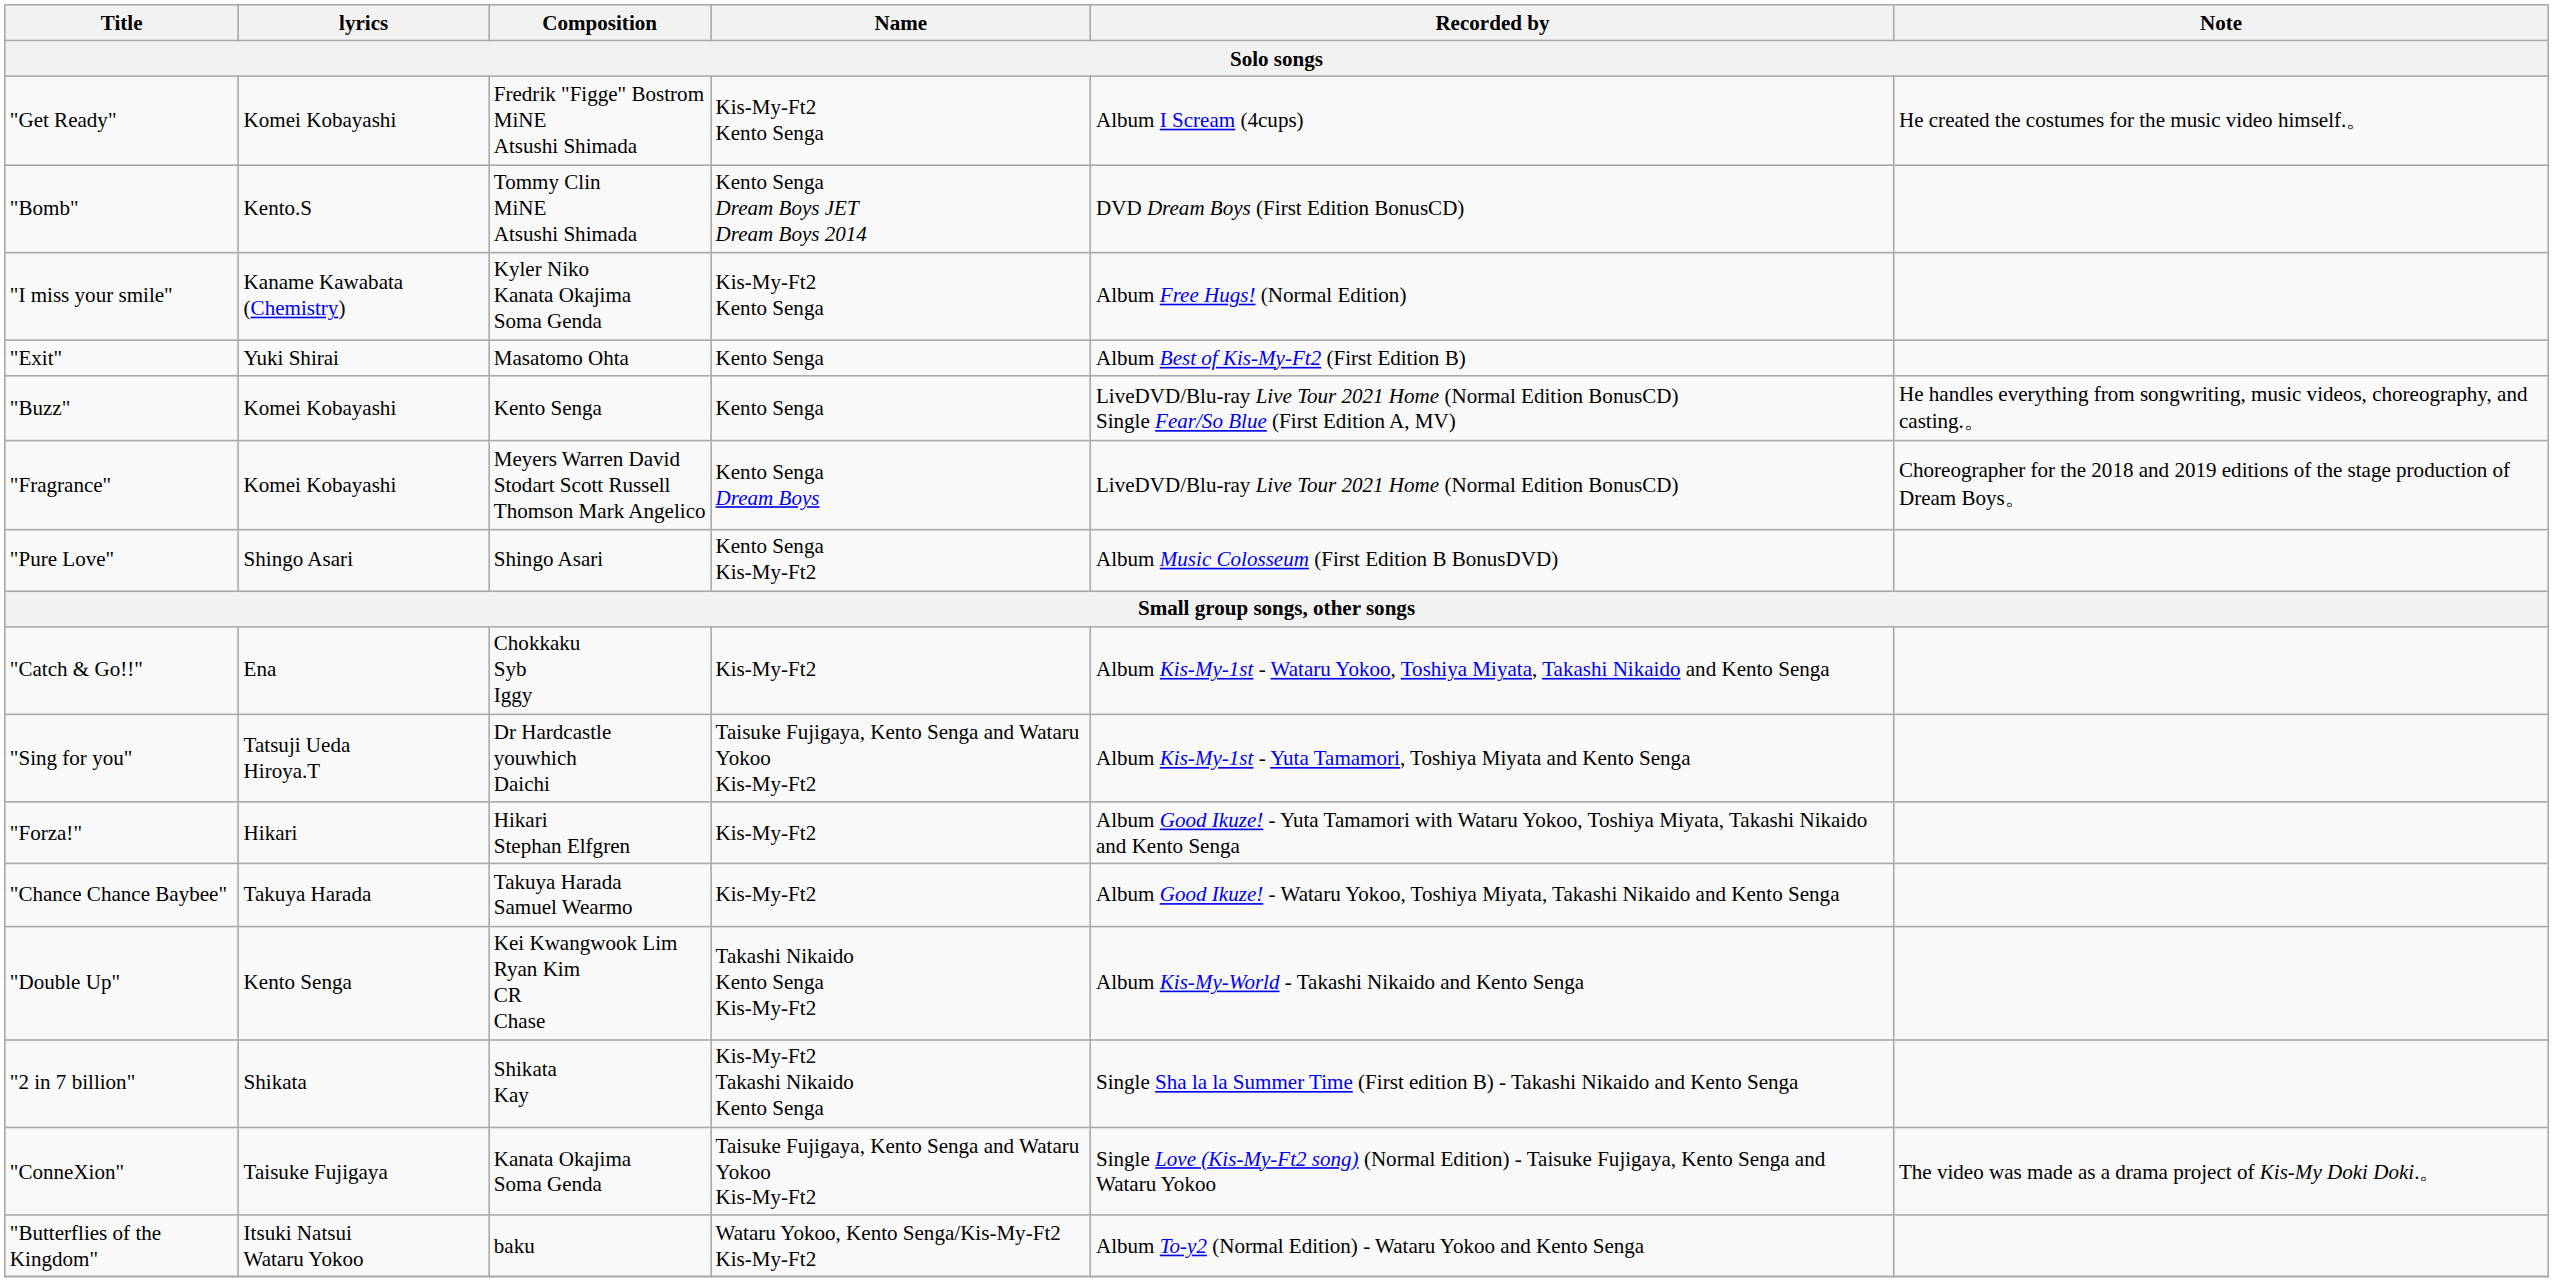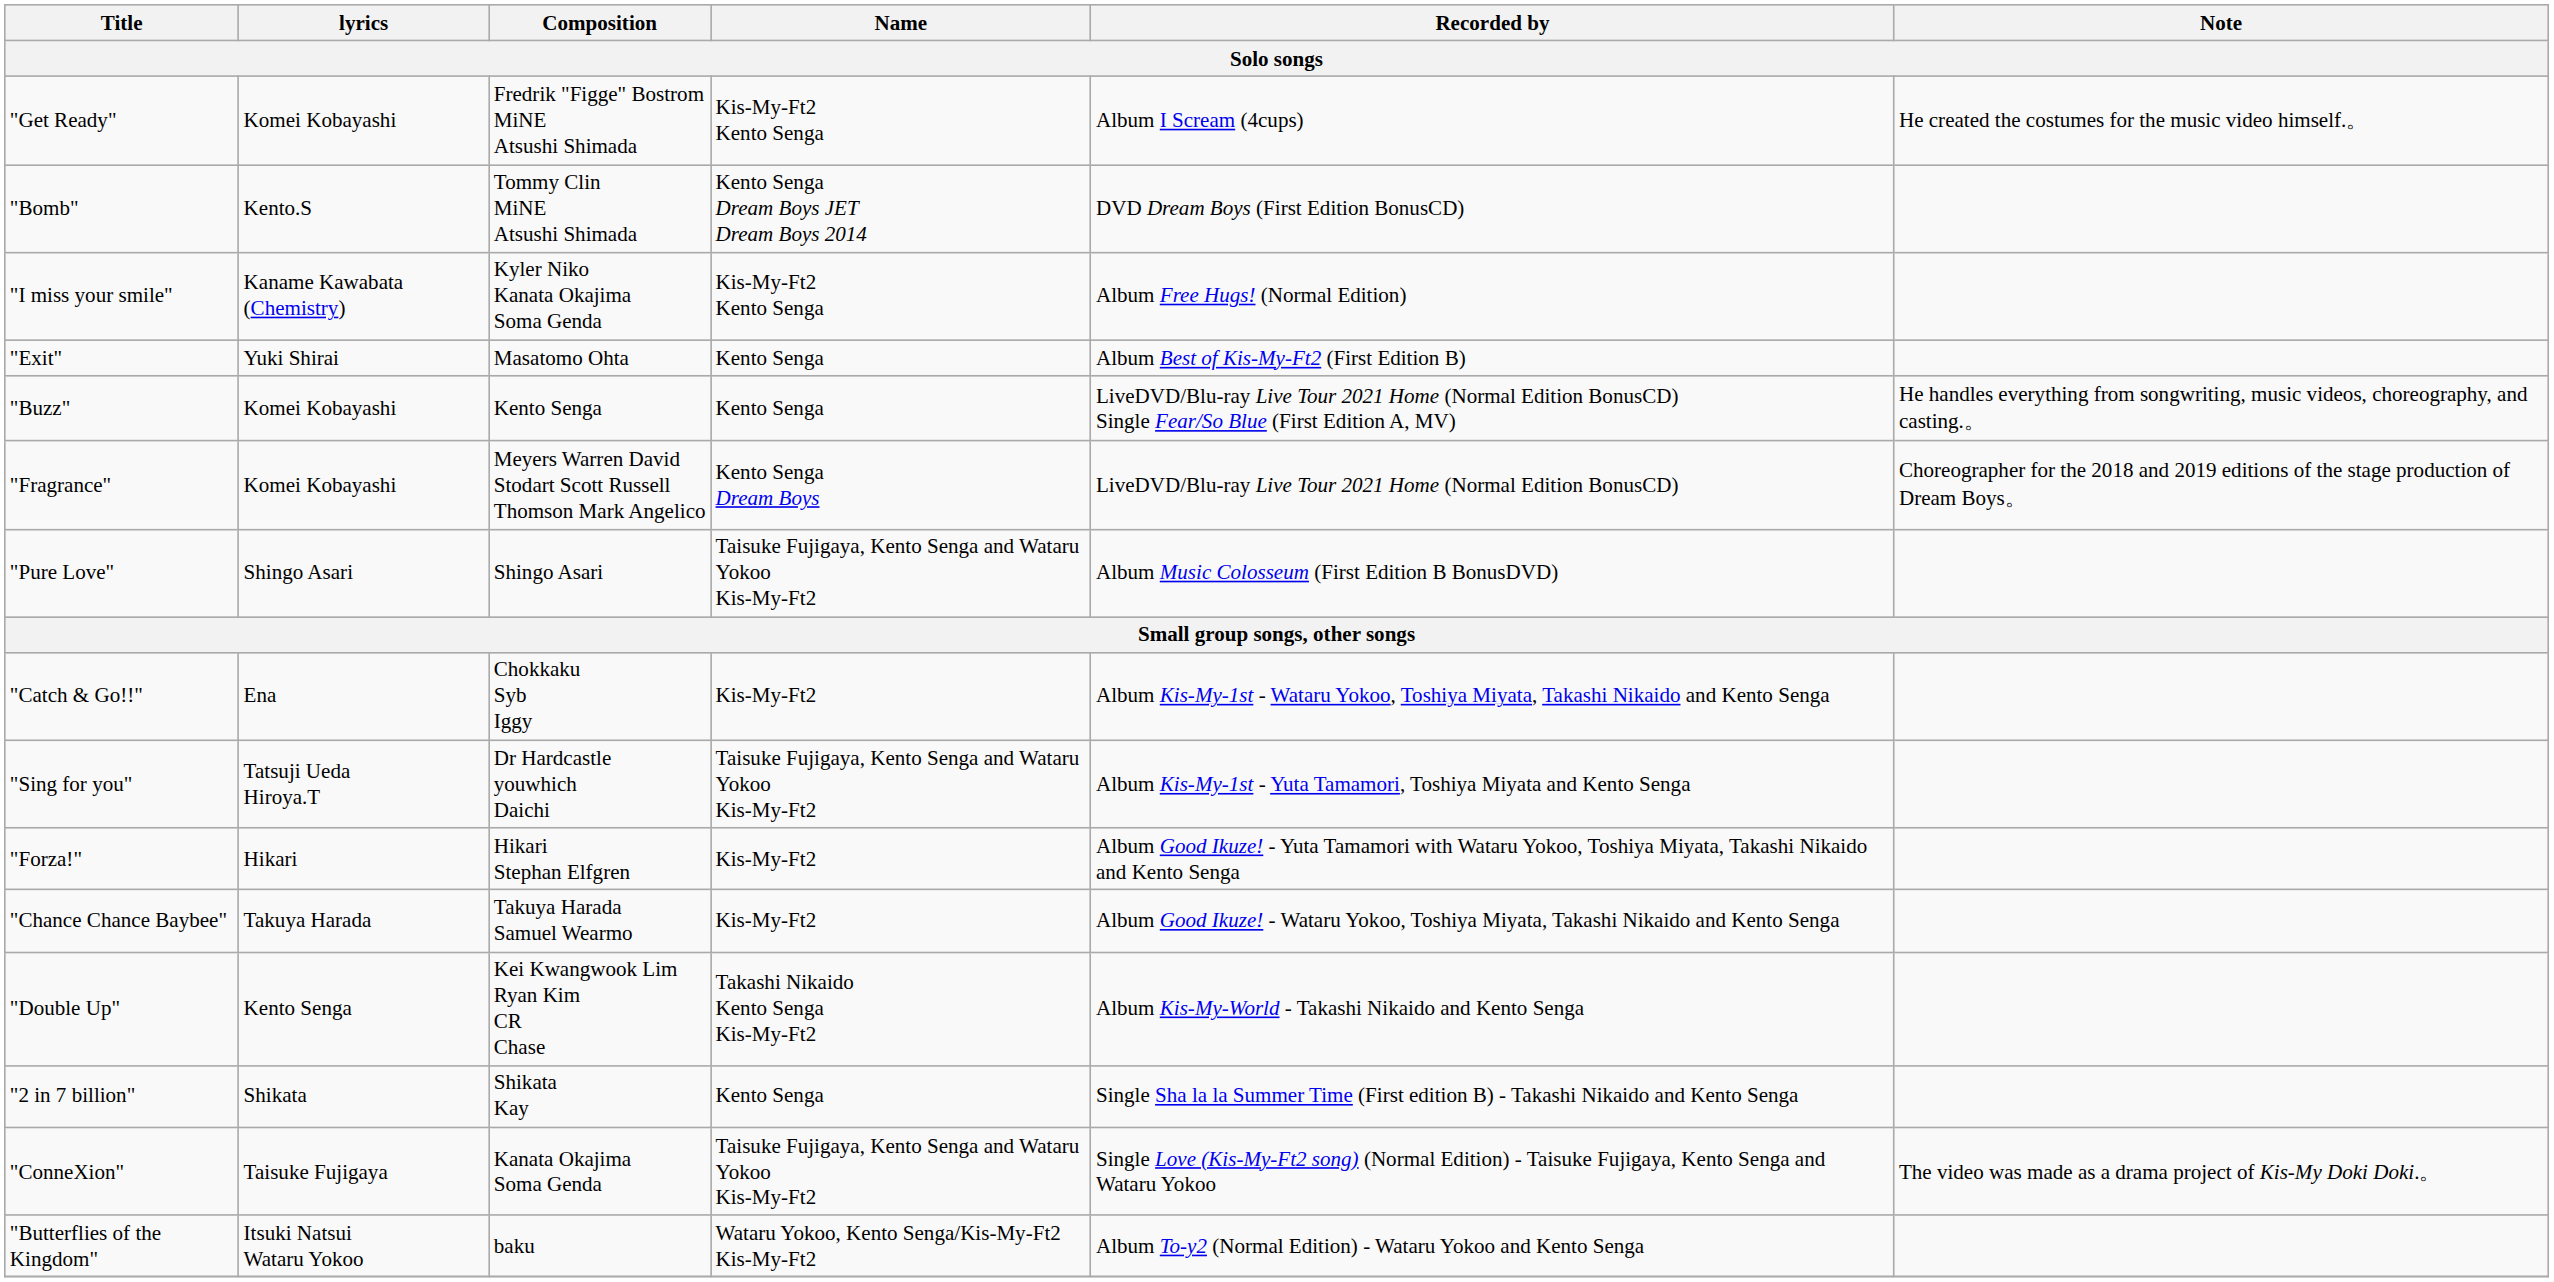(770, 559) Kento Senga Kis-My-Ft2 -> (897, 572) Taisuke Fujigaya, Kento Senga and Wataru Yokoo Kis-My-Ft2
(785, 1083) Kis-My-Ft2 Takashi Nikaido Kento Senga -> (770, 1096) Kento Senga
